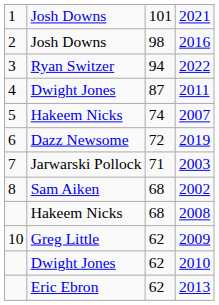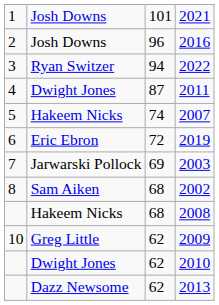(156, 41) 98 -> (156, 41) 96
(80, 139) Dazz Newsome -> (65, 139) Eric Ebron
(156, 164) 71 -> (156, 164) 69
(65, 287) Eric Ebron -> (80, 287) Dazz Newsome
